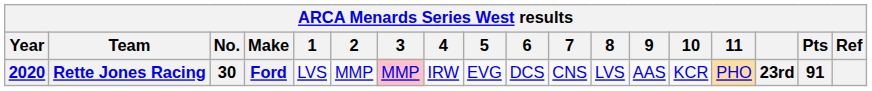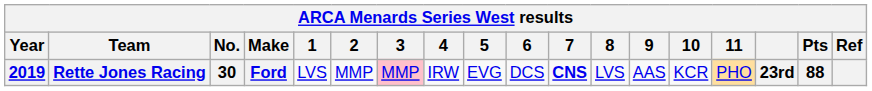(27, 72) 2020 -> (27, 72) 2019
(570, 72) normal -> (570, 72) bold
(815, 72) 91 -> (815, 72) 88
